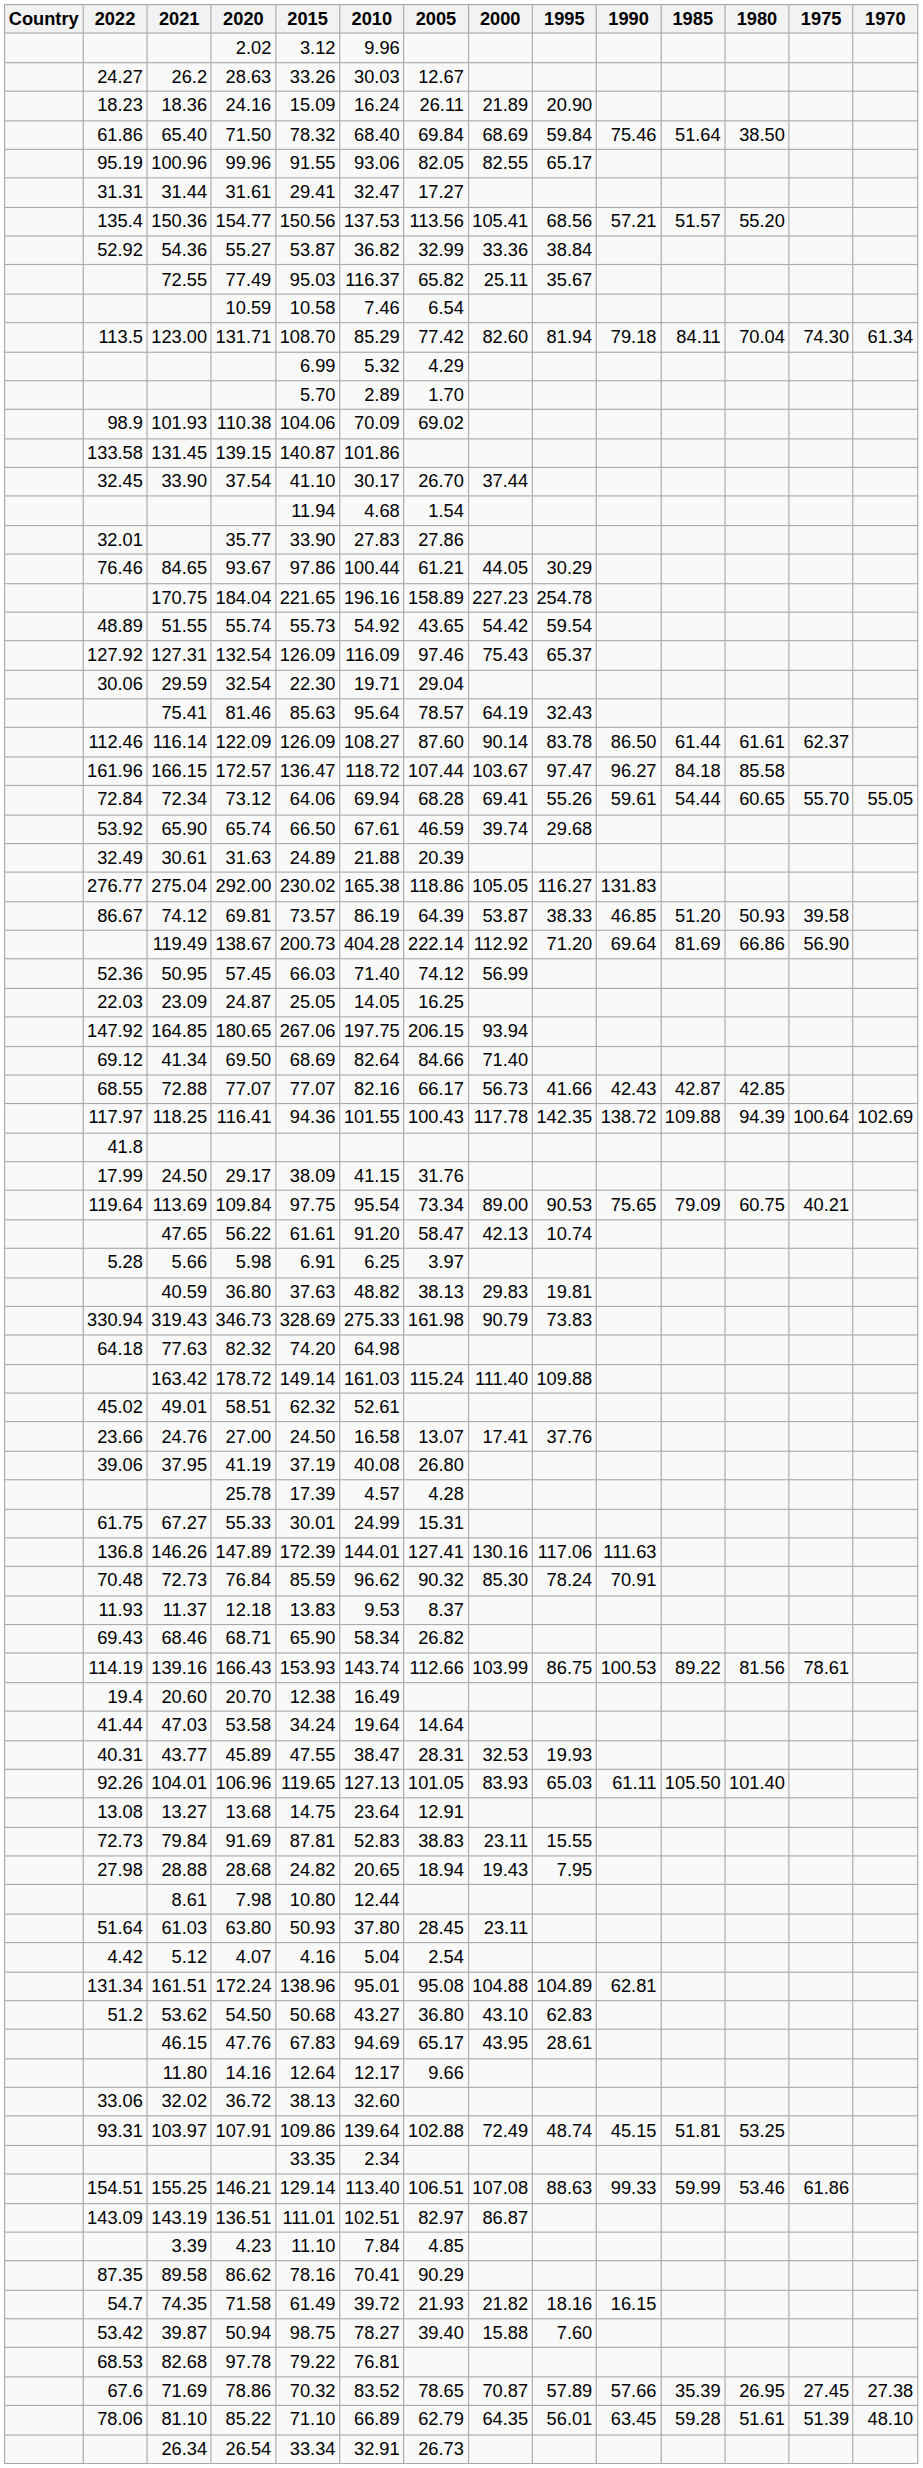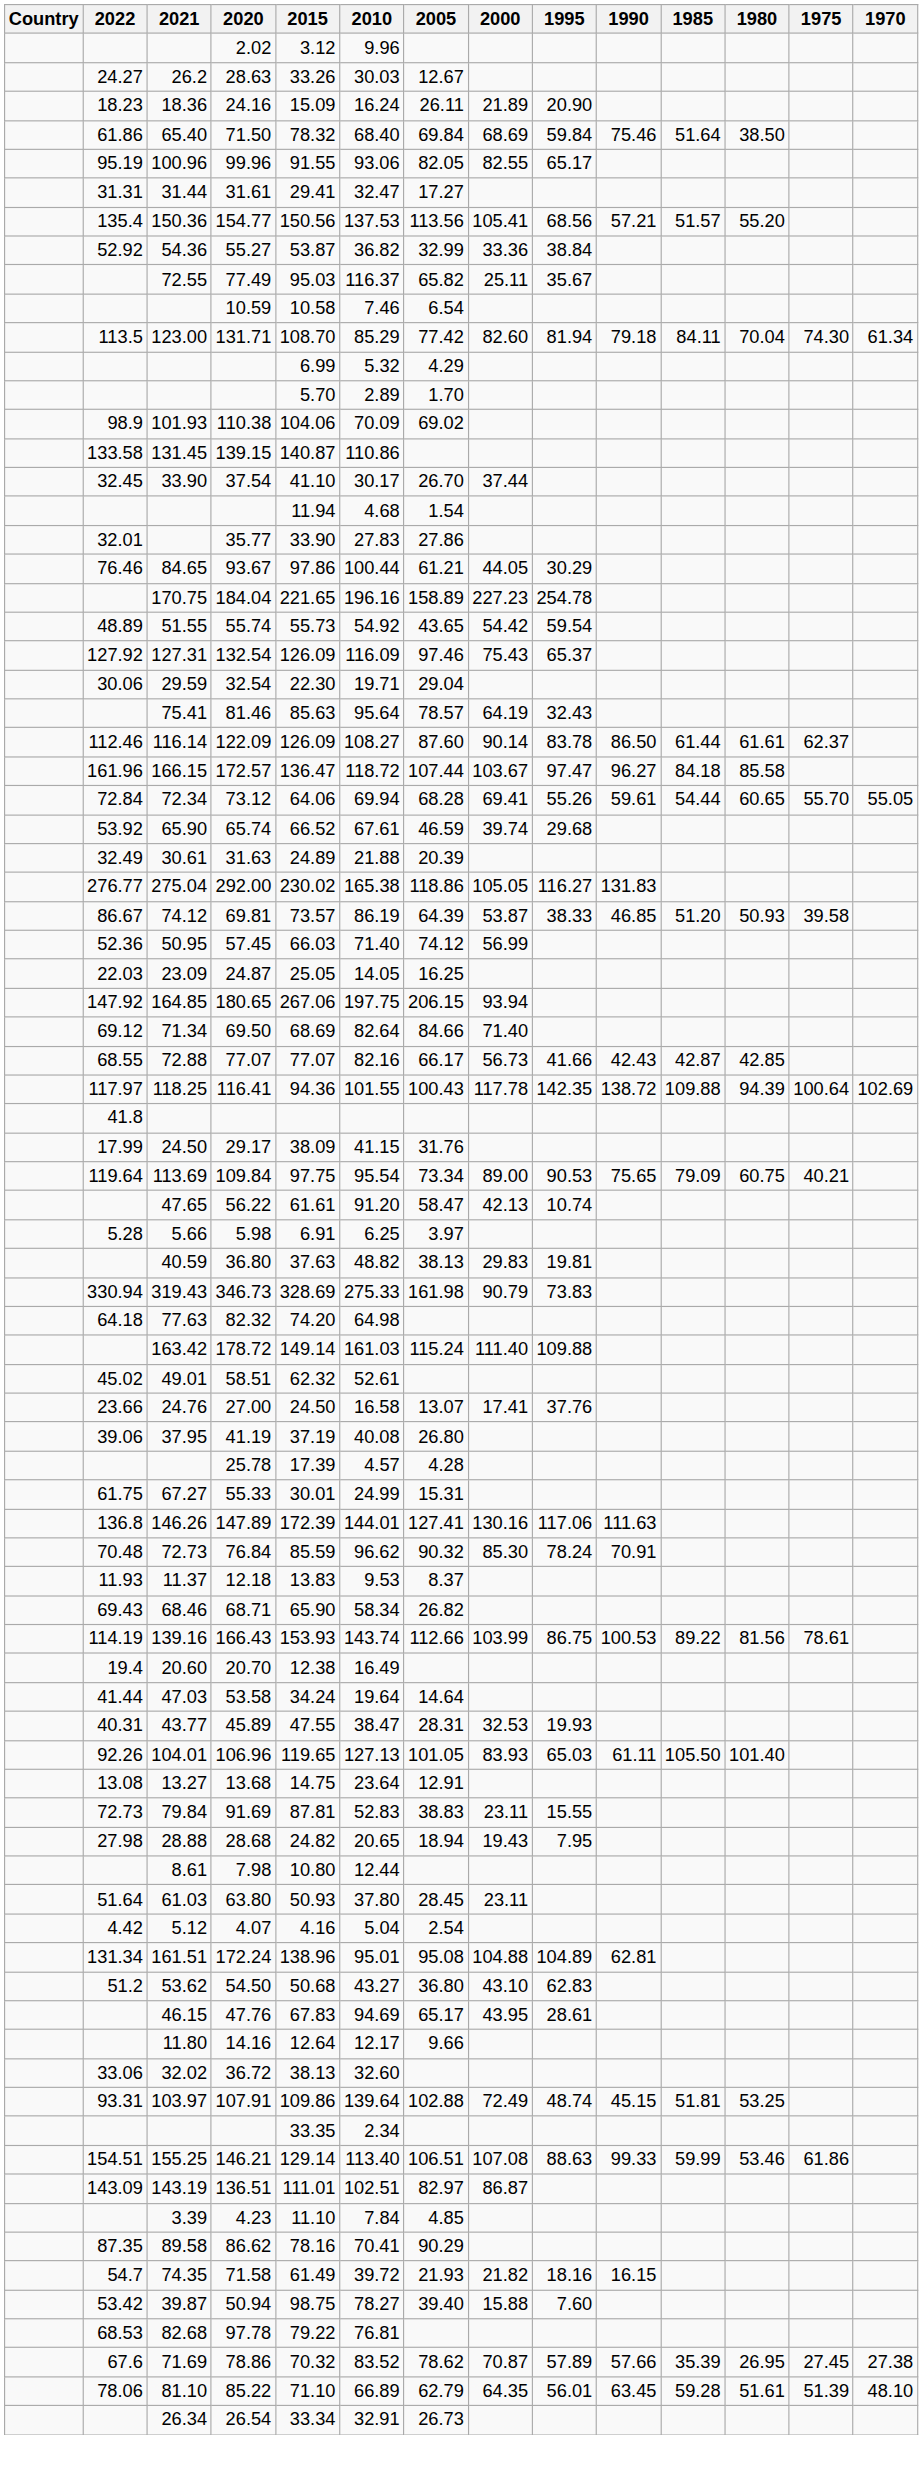(372, 452) 101.86 -> (372, 452) 110.86
(313, 828) 66.50 -> (313, 828) 66.52
- row: (115, 945)
(184, 1060) 41.34 -> (184, 1031) 71.34
(441, 2391) 78.65 -> (441, 2362) 78.62
